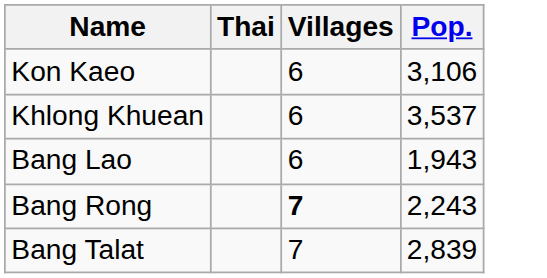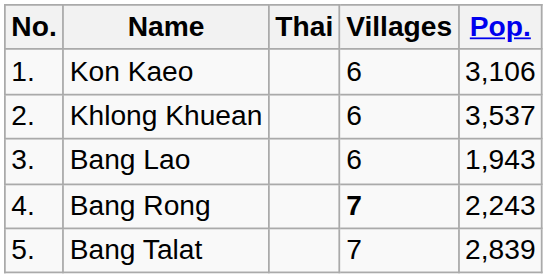+ column: (34, 26)
